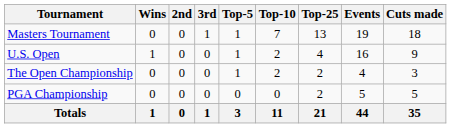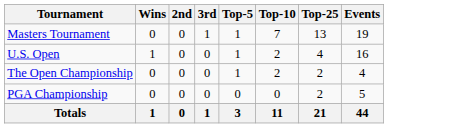- column: (415, 14)
